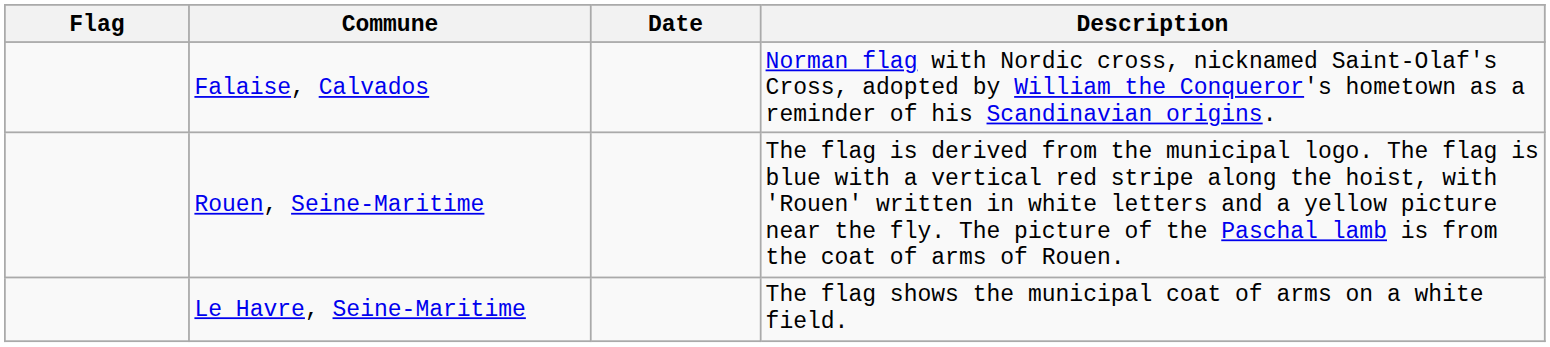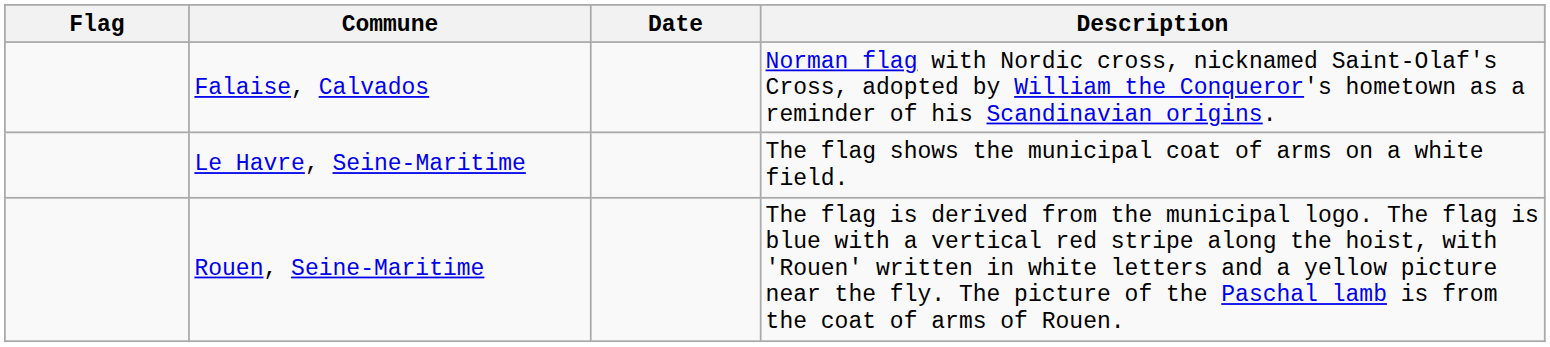rows swapped: (360, 309) <-> (339, 205)
